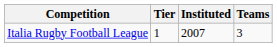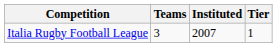columns swapped: (253, 14) <-> (165, 14)
